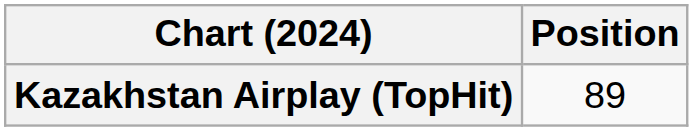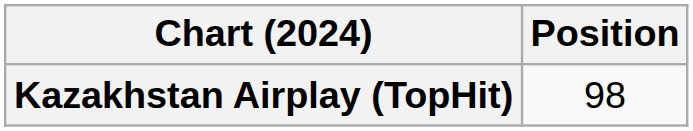(605, 94) 89 -> (605, 94) 98
